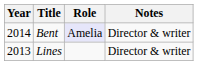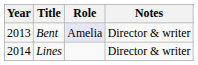(19, 32) 2014 -> (19, 32) 2013
(19, 51) 2013 -> (19, 51) 2014
